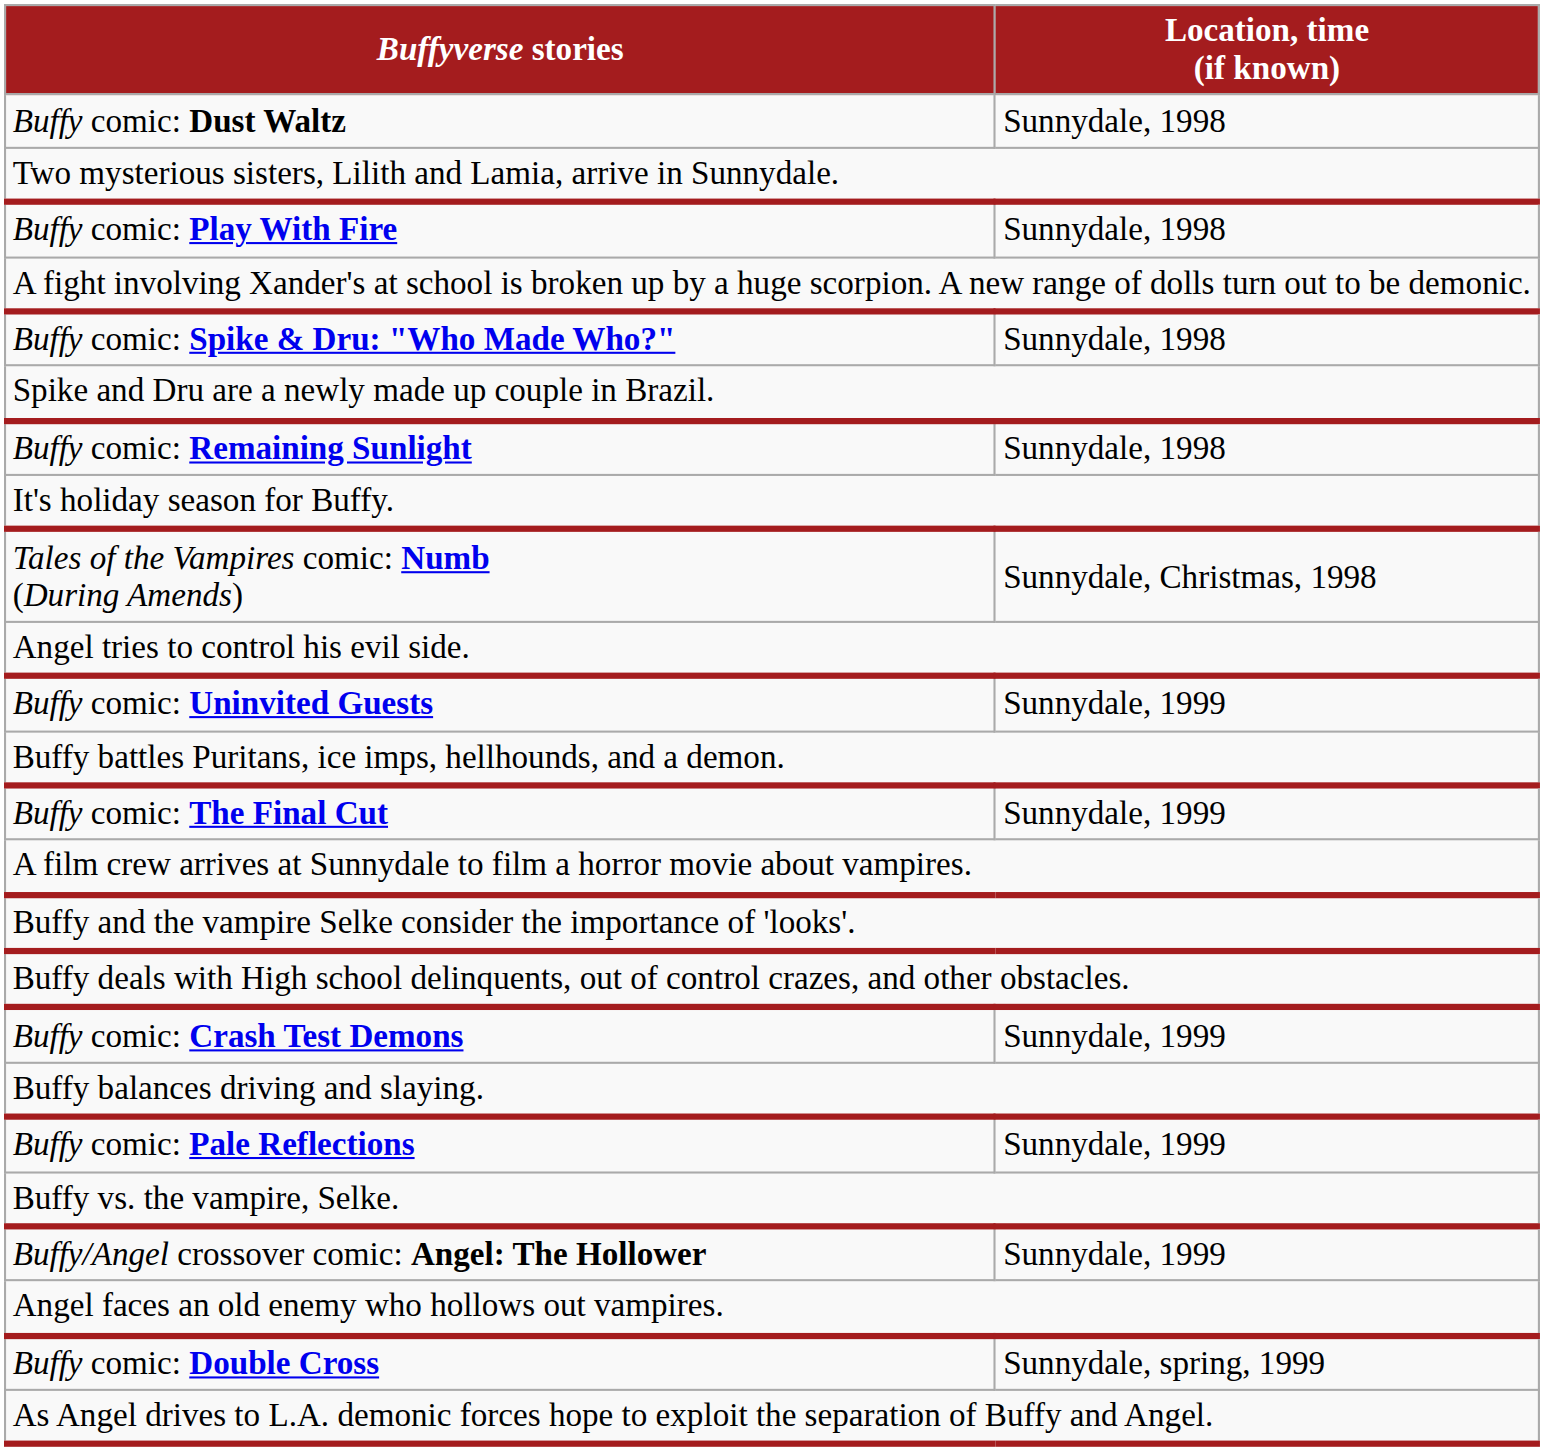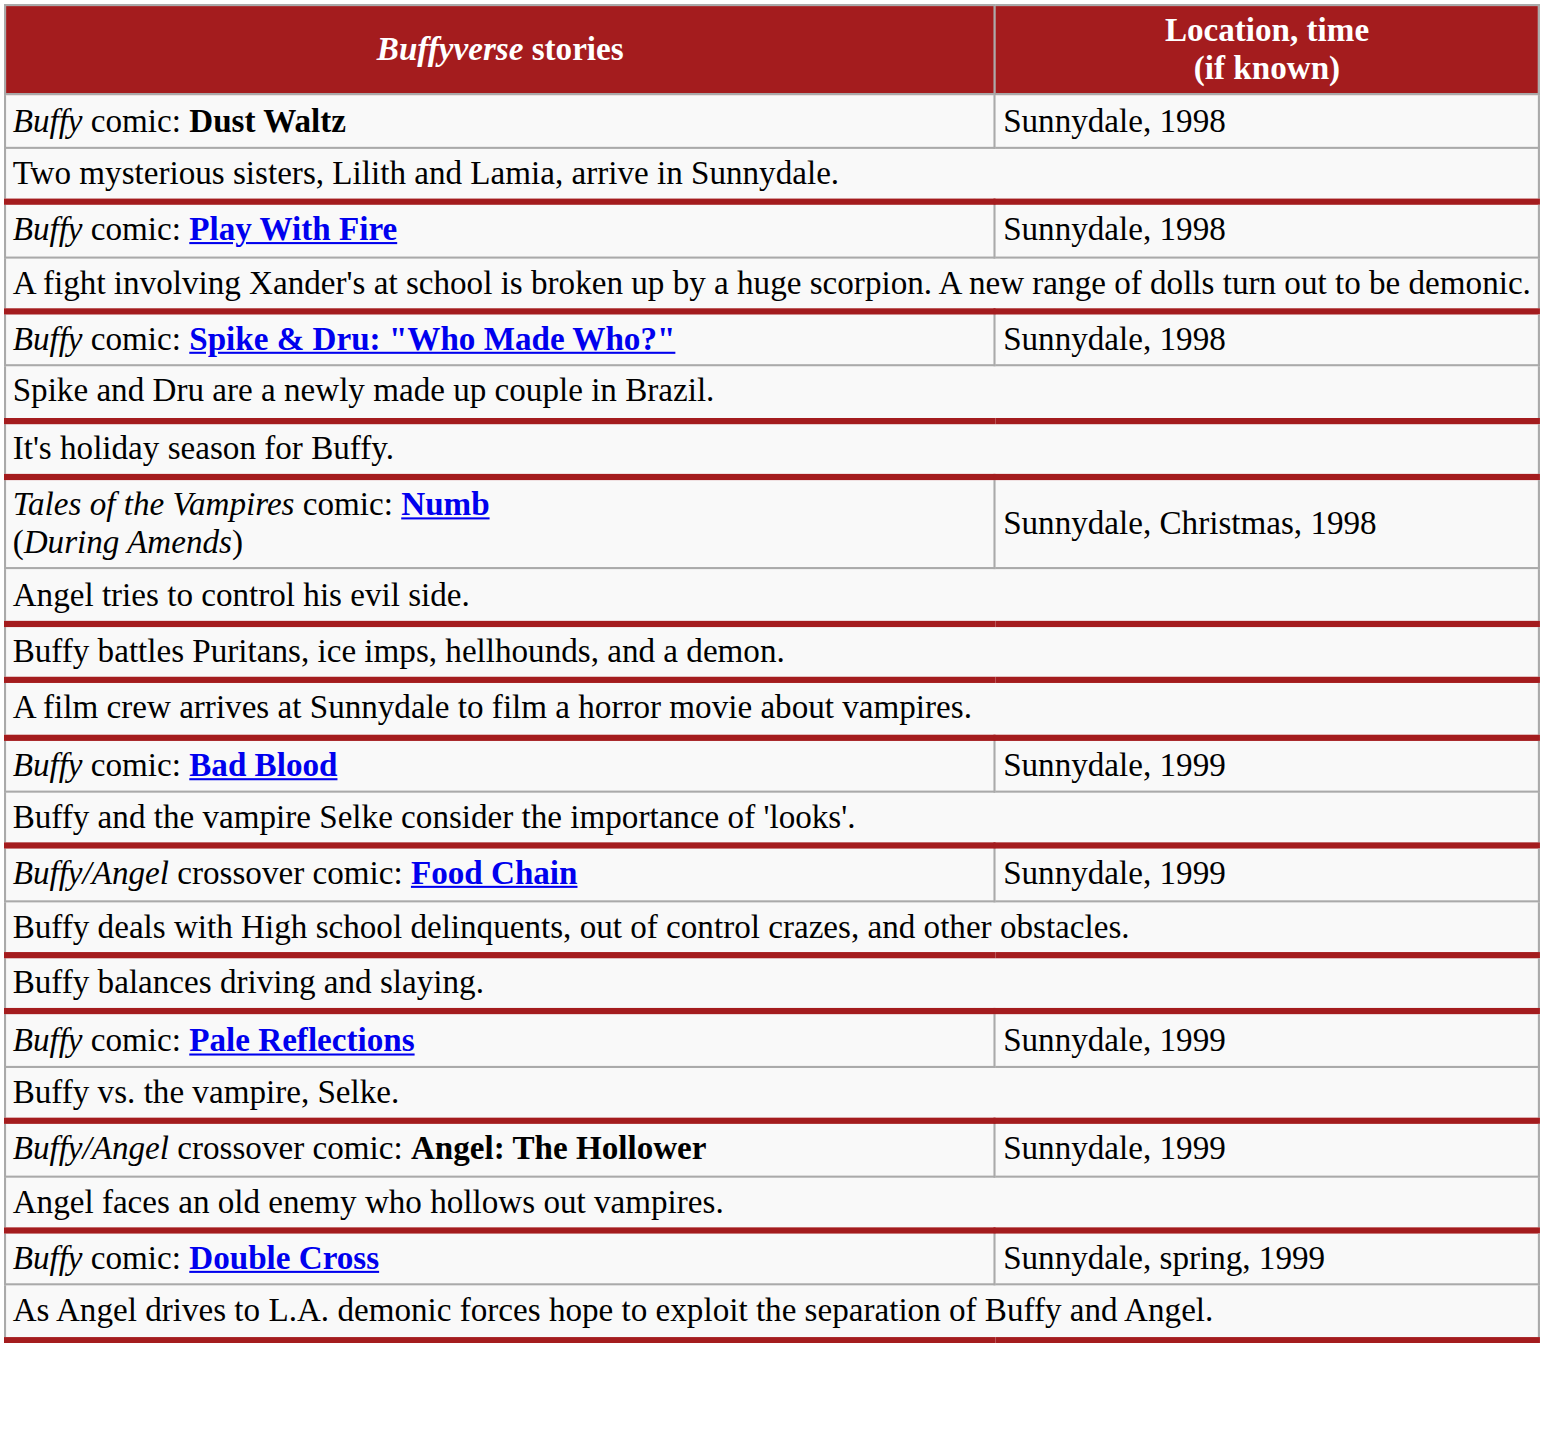- row: (242, 448)
- row: (223, 703)
- row: (200, 812)
+ row: (175, 764)
+ row: (295, 873)
- row: (238, 1035)
